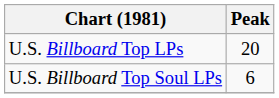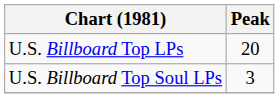(250, 78) 6 -> (250, 78) 3
